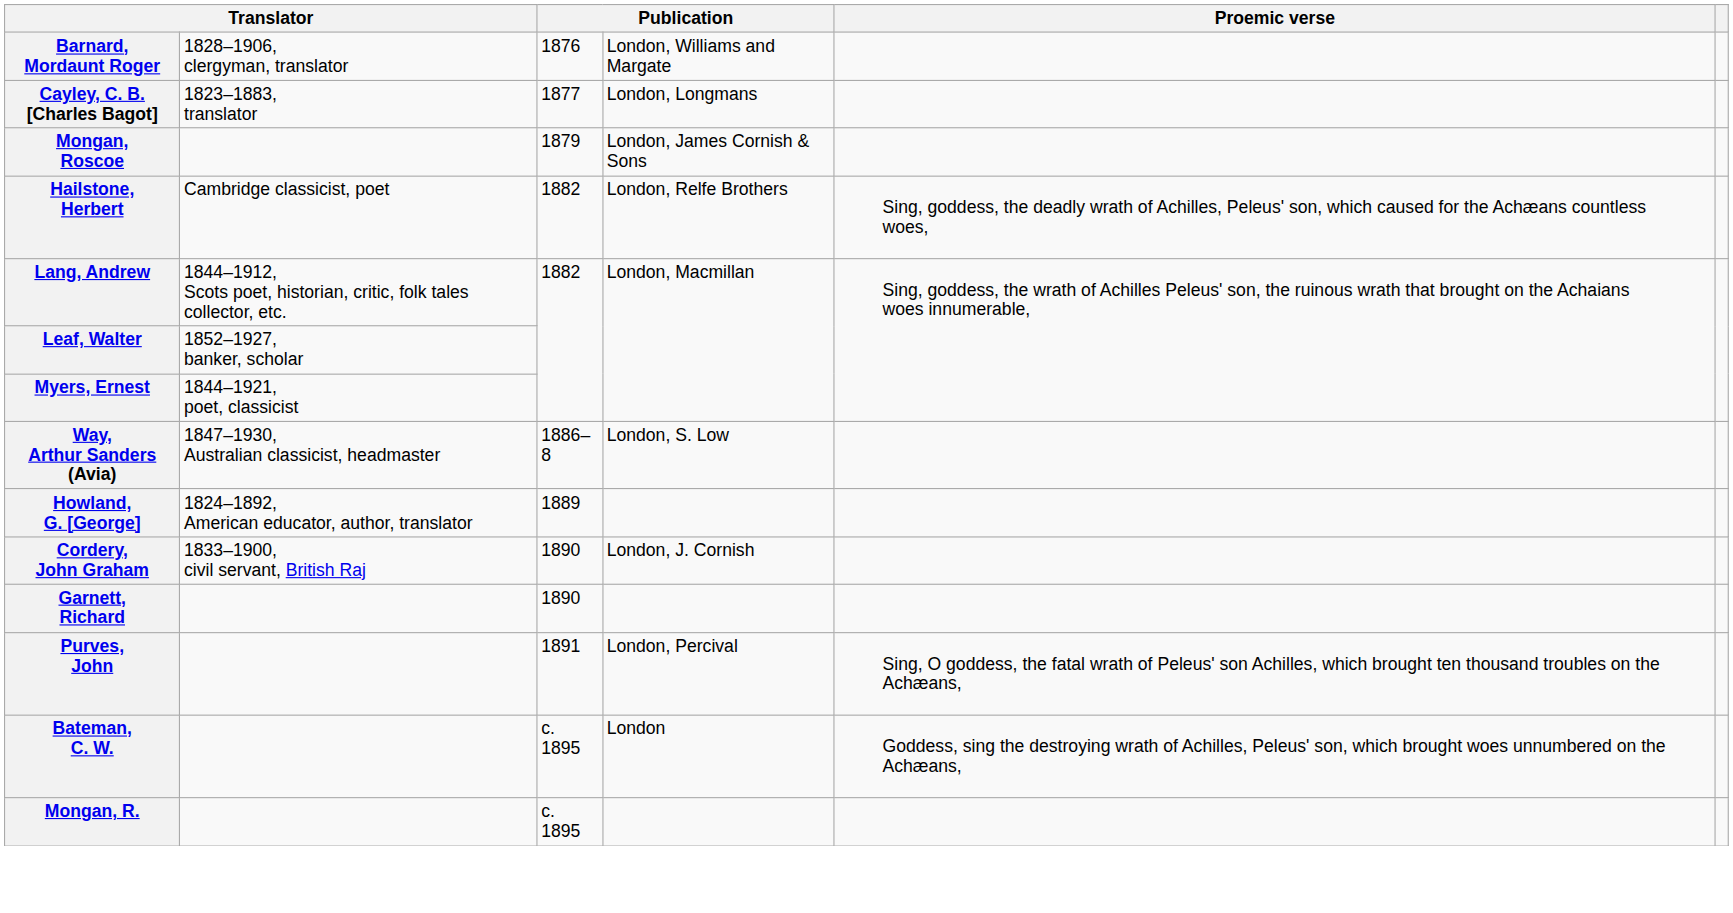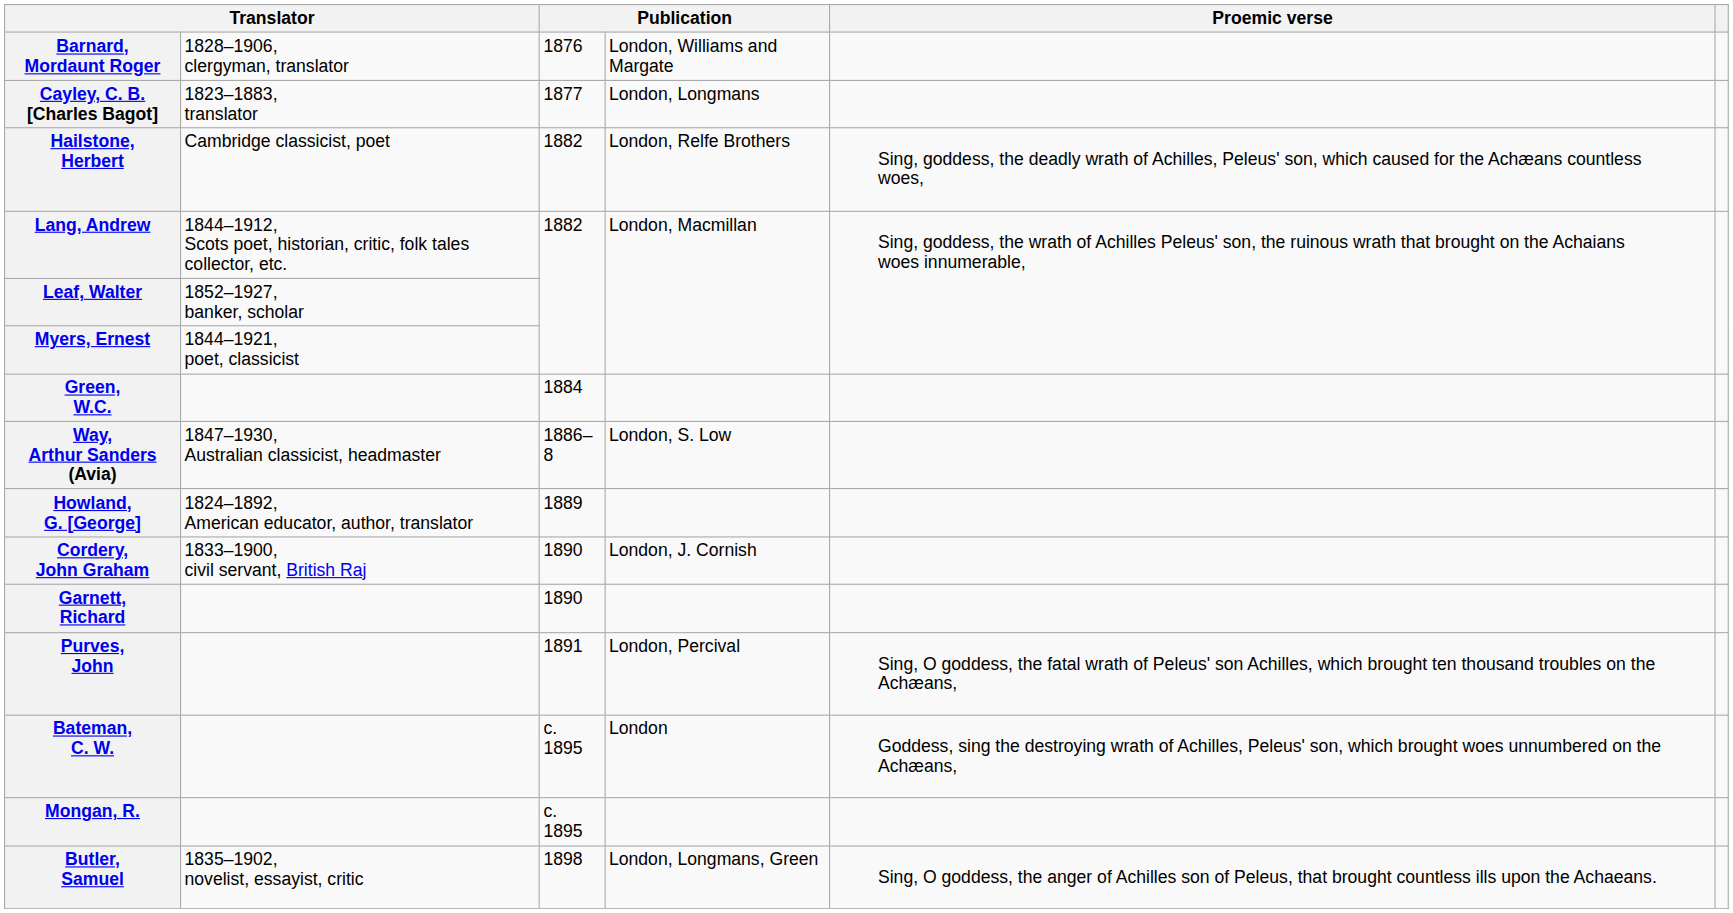- row: (92, 151)
+ row: (93, 397)
+ row: (93, 869)
